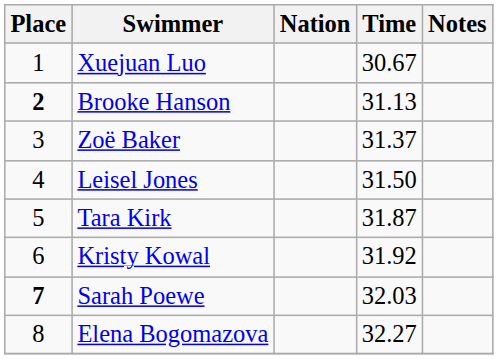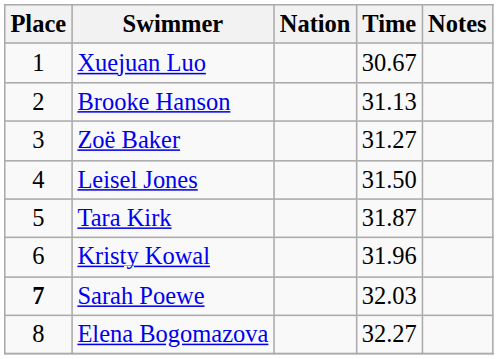(38, 101) bold -> (38, 101) normal
(389, 140) 31.37 -> (389, 140) 31.27
(389, 256) 31.92 -> (389, 256) 31.96
